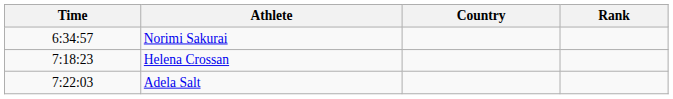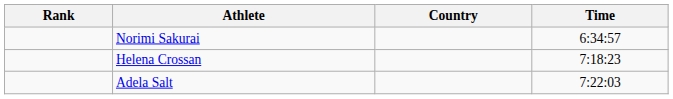columns swapped: (614, 16) <-> (73, 16)
